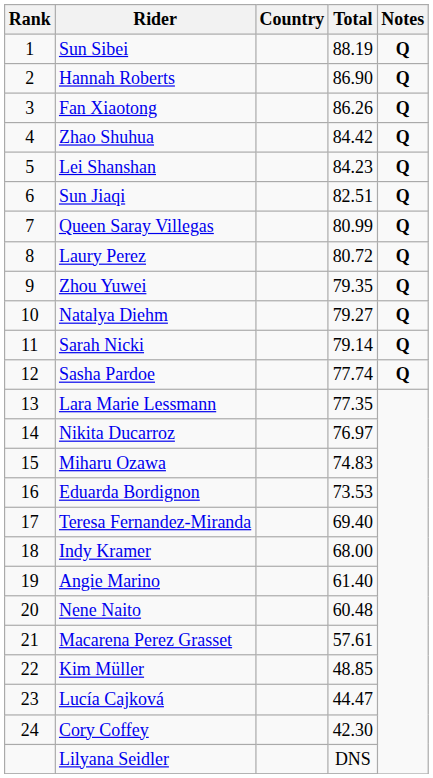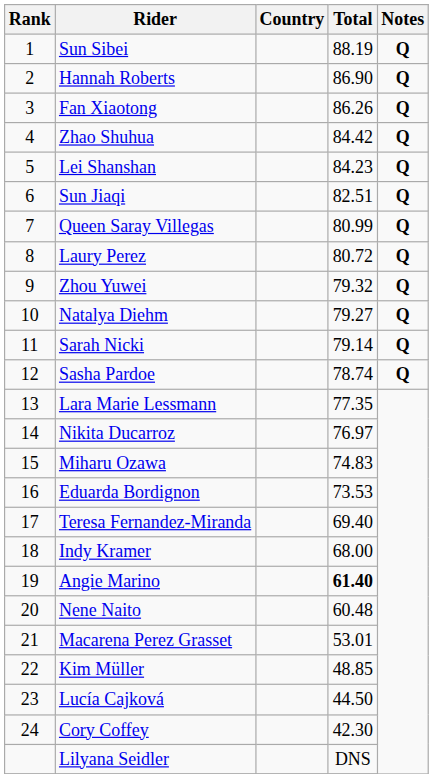(353, 285) 79.35 -> (353, 285) 79.32
(353, 374) 77.74 -> (353, 374) 78.74
(353, 581) normal -> (353, 581) bold
(353, 640) 57.61 -> (353, 640) 53.01
(353, 699) 44.47 -> (353, 699) 44.50
